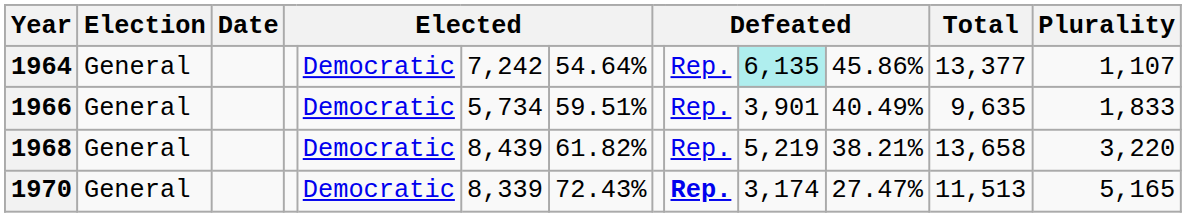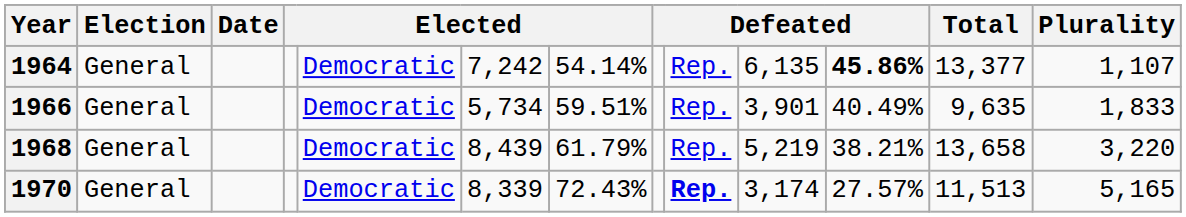(601, 67) 54.64% -> (601, 67) 54.14%
(781, 67) paleturquoise background -> (781, 67) no background
(877, 67) normal -> (877, 67) bold
(601, 150) 61.82% -> (601, 150) 61.79%
(877, 191) 27.47% -> (877, 191) 27.57%
